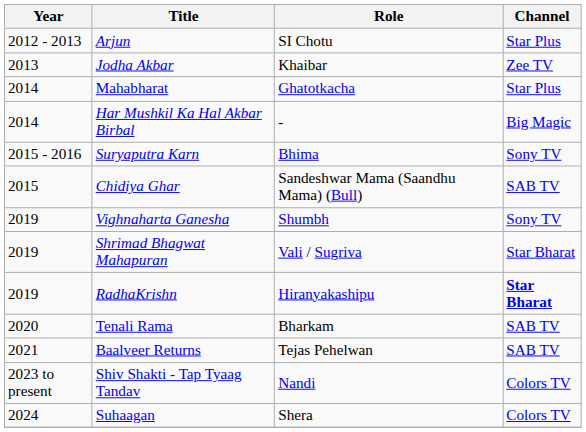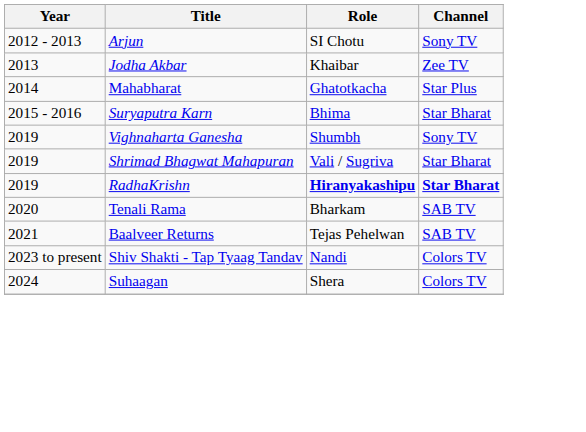(534, 40) Star Plus -> (450, 40) Sony TV
- row: (179, 121)
(534, 154) Sony TV -> (457, 112) Star Bharat
- row: (138, 186)
(326, 293) normal -> (362, 185) bold
